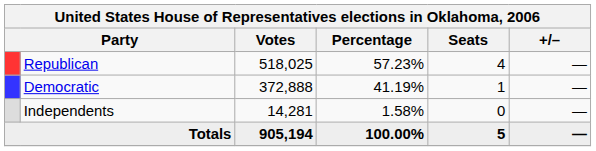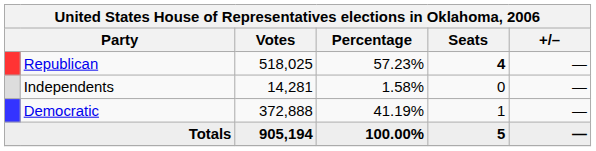(501, 64) normal -> (501, 64) bold
rows swapped: (61, 87) <-> (69, 111)
